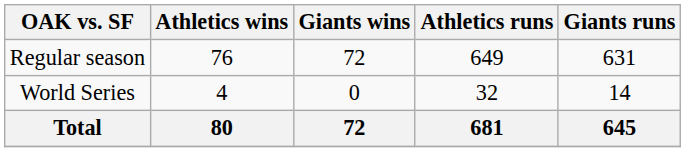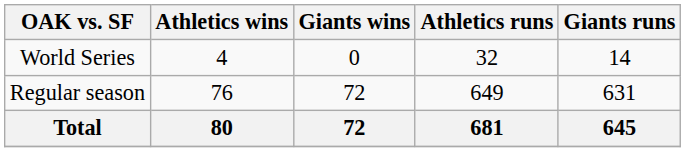rows swapped: (77, 57) <-> (77, 92)
